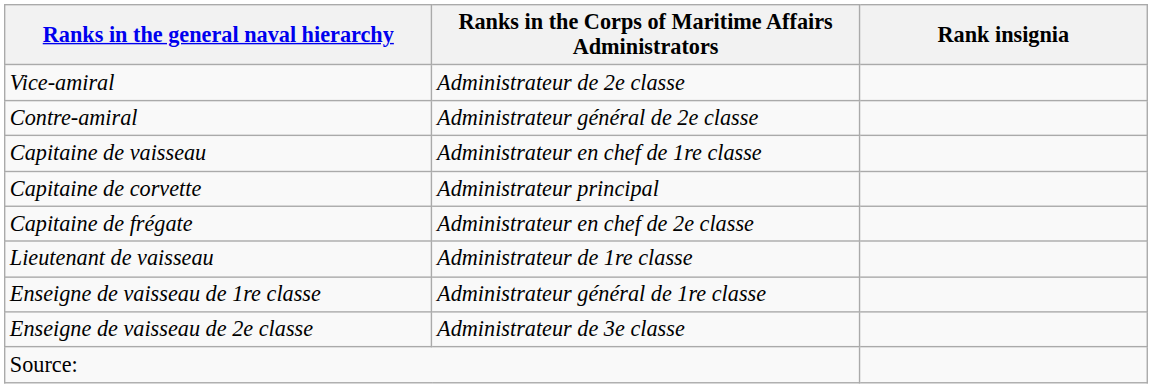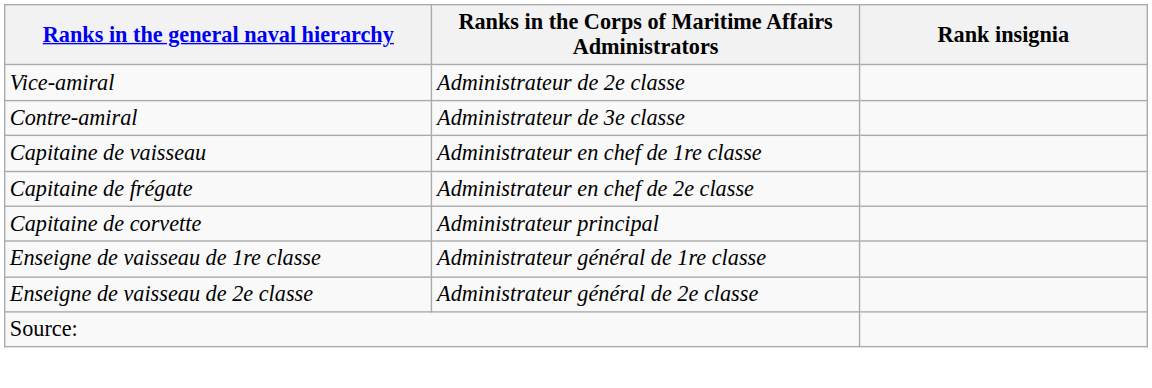(598, 117) Administrateur général de 2e classe -> (561, 117) Administrateur de 3e classe
rows swapped: (101, 223) <-> (106, 188)
- row: (112, 258)
(561, 329) Administrateur de 3e classe -> (598, 294) Administrateur général de 2e classe
